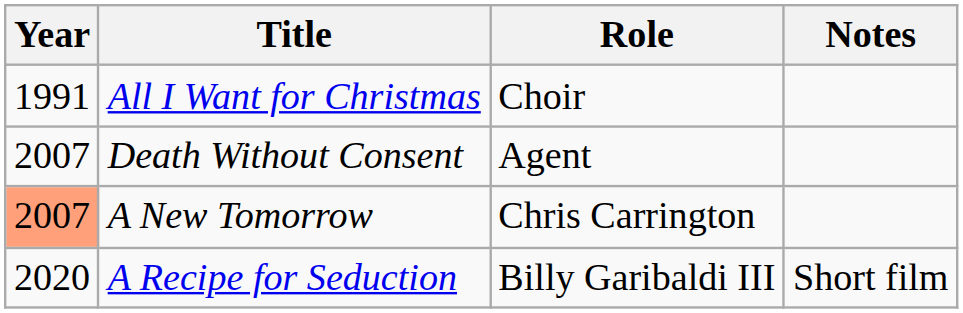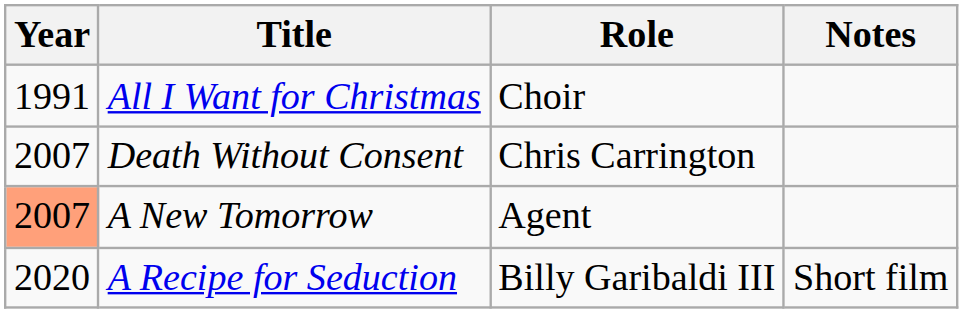(545, 155) Agent -> (627, 155) Chris Carrington
(627, 215) Chris Carrington -> (545, 215) Agent
